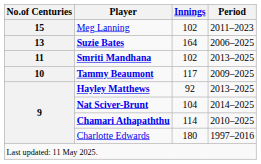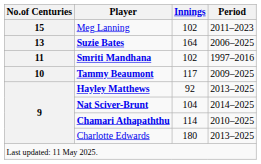(232, 58) 2013–2025 -> (232, 58) 1997–2016
(232, 136) 1997–2016 -> (232, 136) 2013–2025
